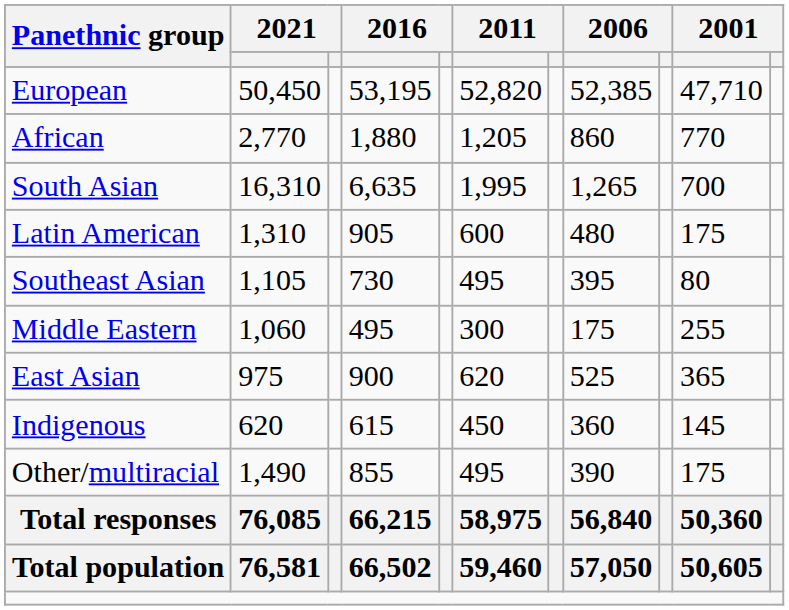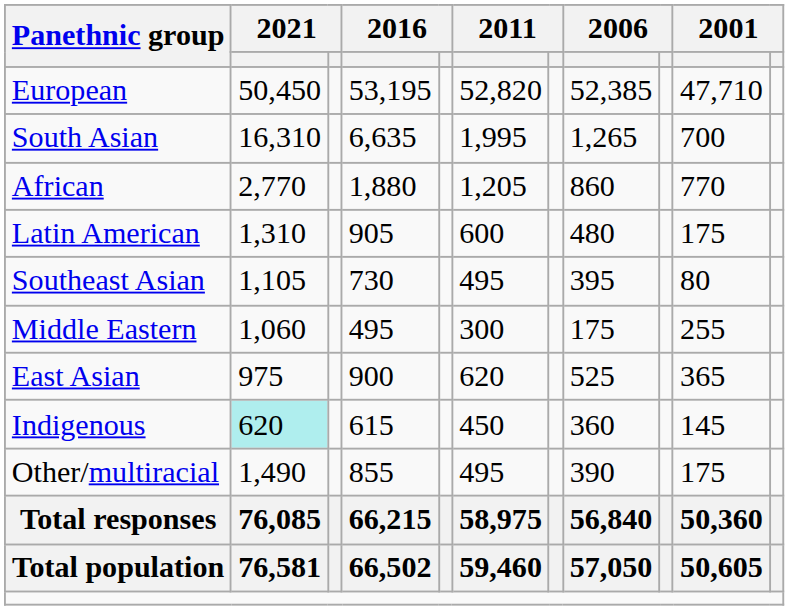rows swapped: (85, 185) <-> (58, 137)
(261, 423) no background -> (261, 423) paleturquoise background
